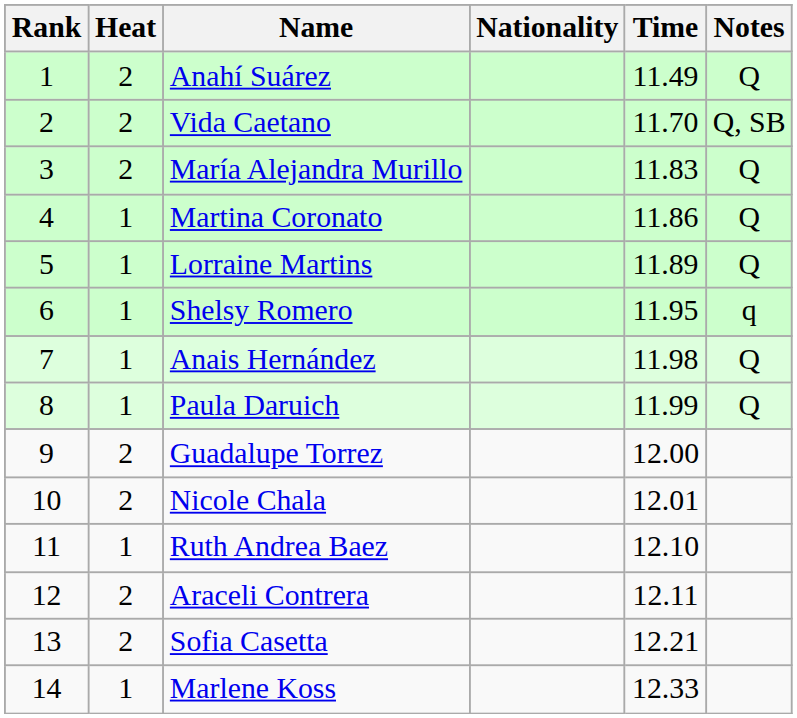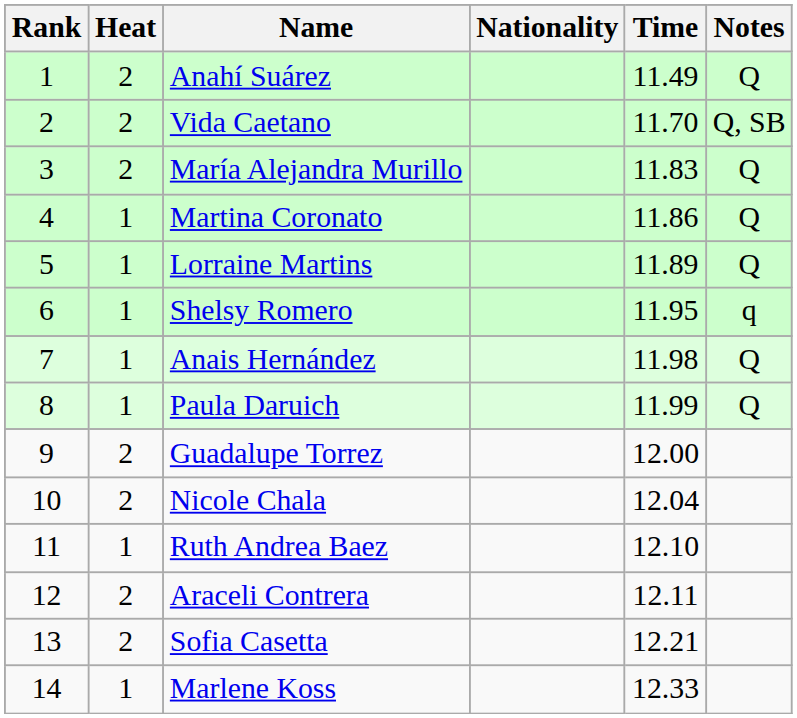(666, 500) 12.01 -> (666, 500) 12.04
